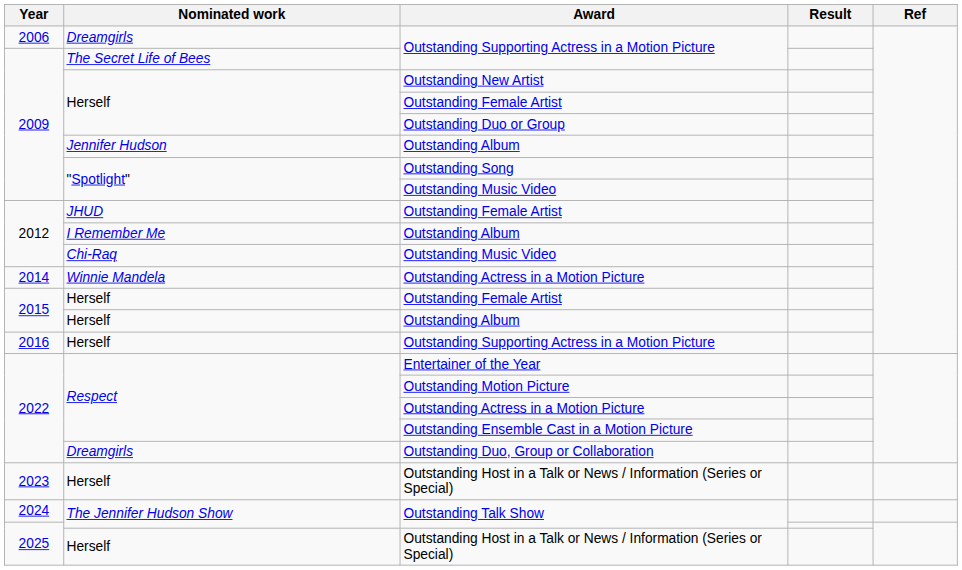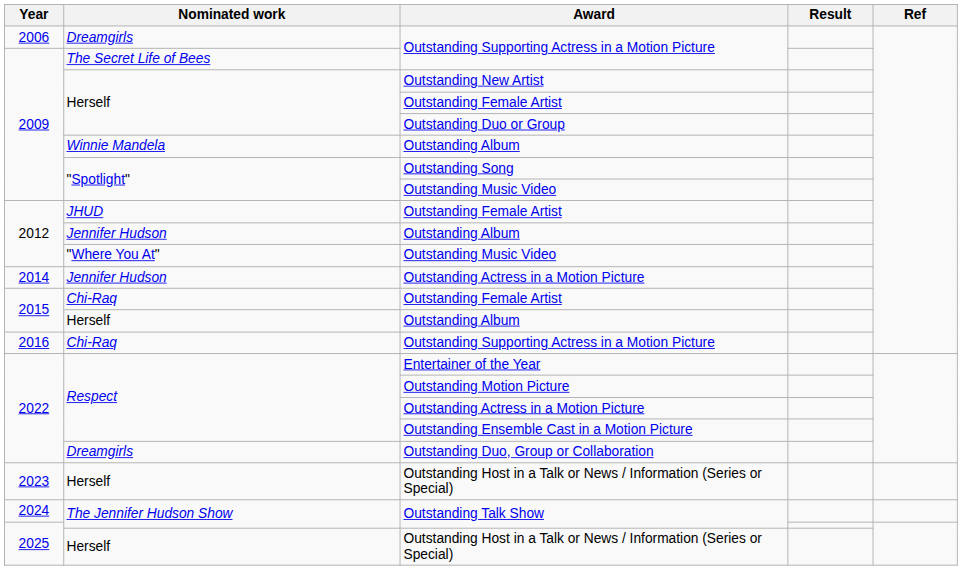(117, 146) Jennifer Hudson -> (116, 146) Winnie Mandela
(116, 233) I Remember Me -> (117, 233) Jennifer Hudson
(92, 255) Chi-Raq -> (113, 255) "Where You At"
(116, 277) Winnie Mandela -> (117, 277) Jennifer Hudson
(88, 299) Herself -> (92, 299) Chi-Raq
(88, 342) Herself -> (92, 342) Chi-Raq
